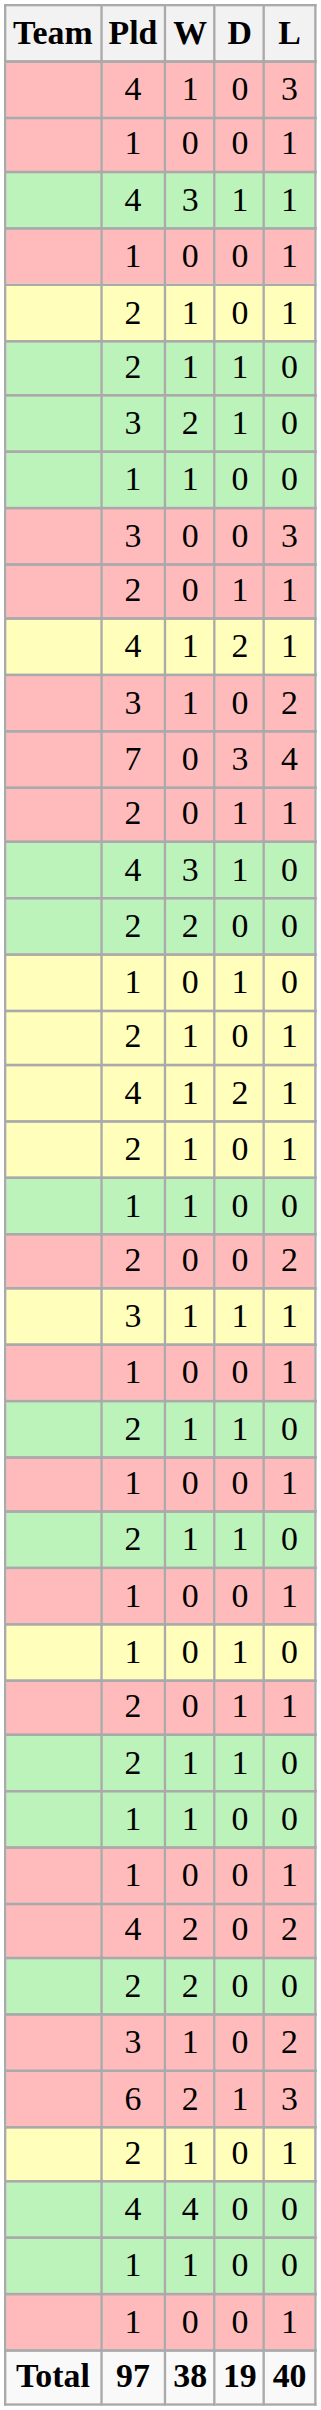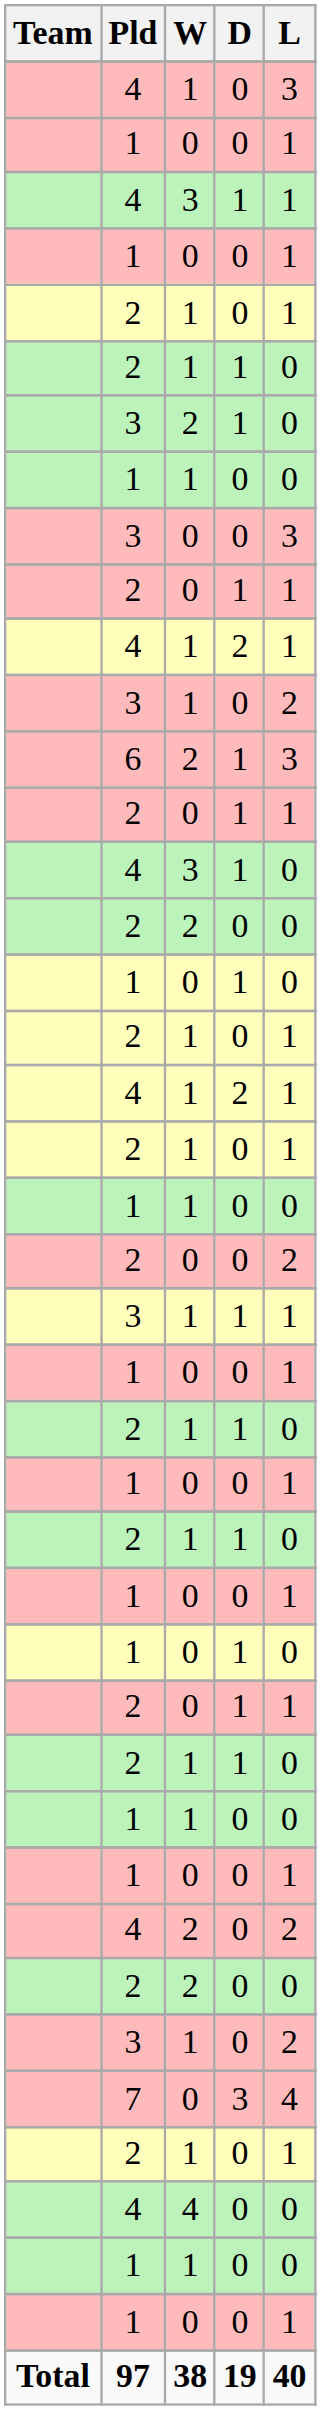rows swapped: (133, 758) <-> (133, 2097)
